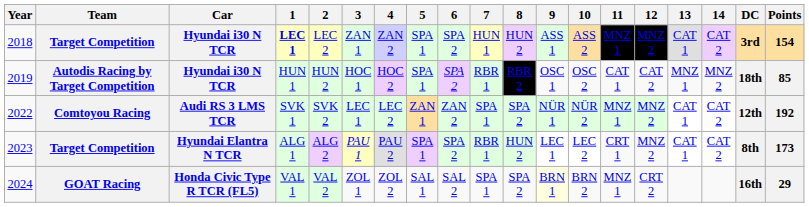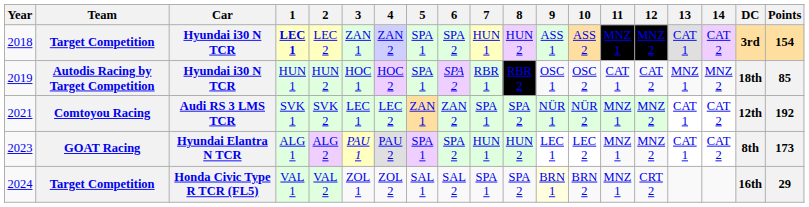(20, 113) 2022 -> (20, 113) 2021
(102, 148) Target Competition -> (102, 148) GOAT Racing
(486, 148) RBR 1 -> (486, 148) HUN 1
(617, 148) CRT 1 -> (617, 148) MNZ 1
(102, 183) GOAT Racing -> (102, 183) Target Competition
